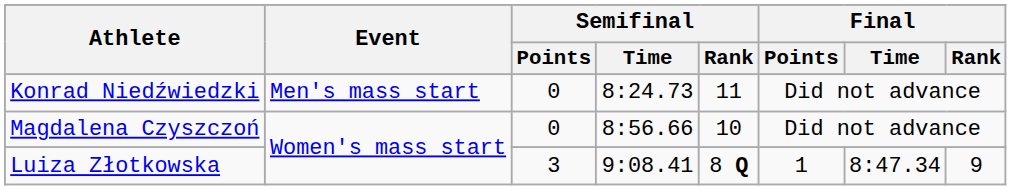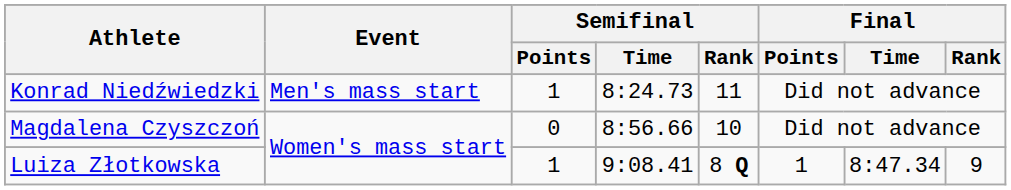(554, 92) 0 -> (554, 92) 1
(554, 166) 3 -> (554, 166) 1
